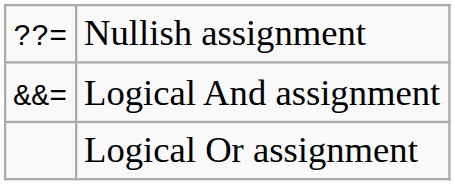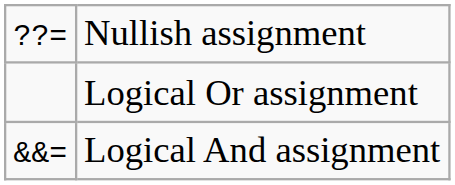rows swapped: (251, 149) <-> (262, 91)
